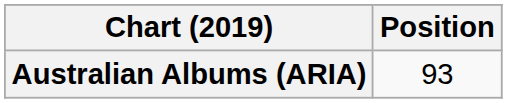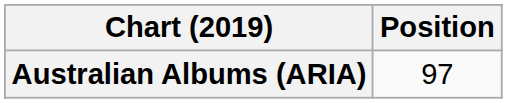(437, 73) 93 -> (437, 73) 97
